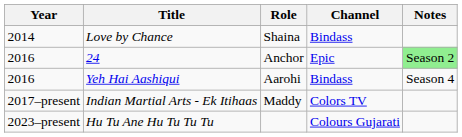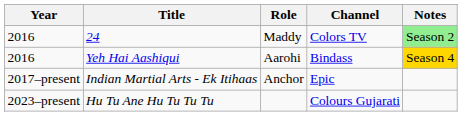- row: (129, 36)
(284, 57) Anchor -> (282, 36) Maddy
(322, 57) Epic -> (338, 36) Colors TV
(430, 79) no background -> (430, 57) gold background
(282, 100) Maddy -> (284, 79) Anchor
(338, 100) Colors TV -> (322, 79) Epic
